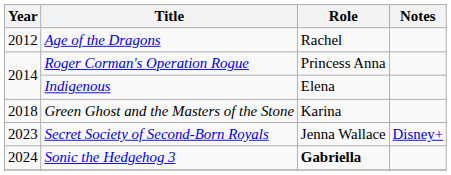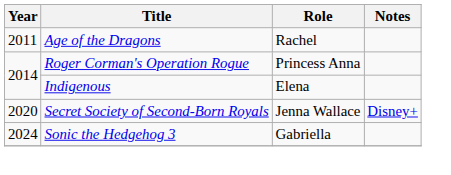(23, 39) 2012 -> (22, 39) 2011
- row: (169, 110)
(23, 134) 2023 -> (23, 110) 2020
(331, 157) bold -> (303, 134) normal
